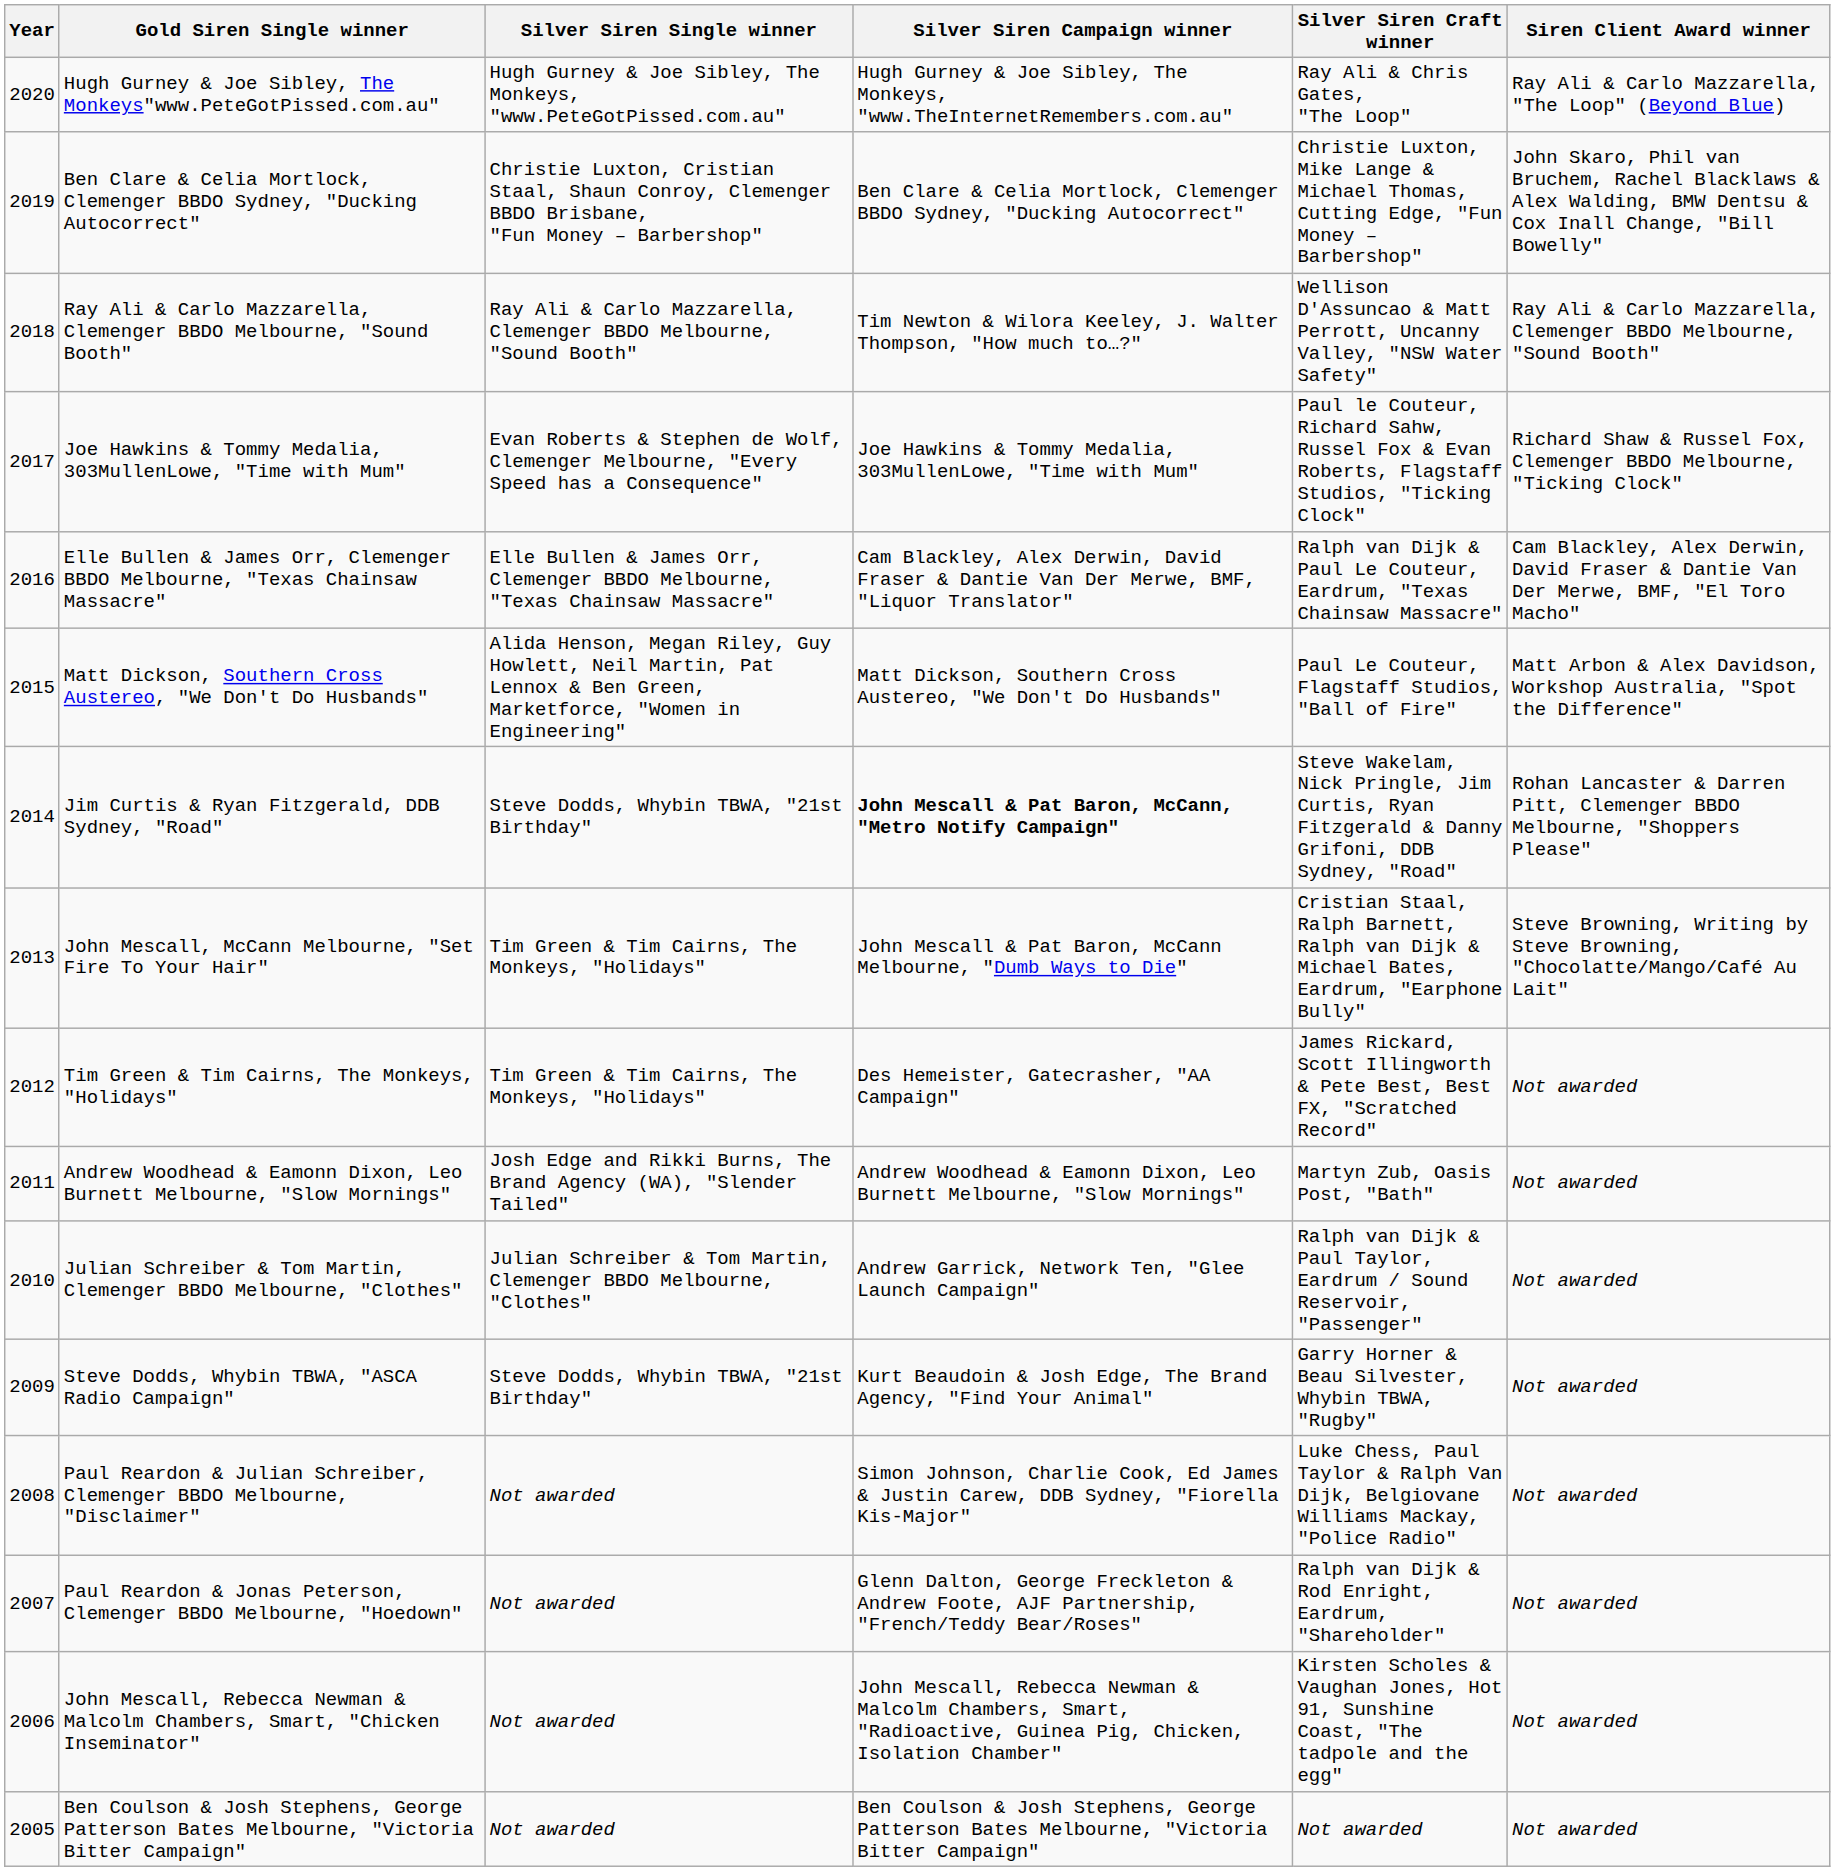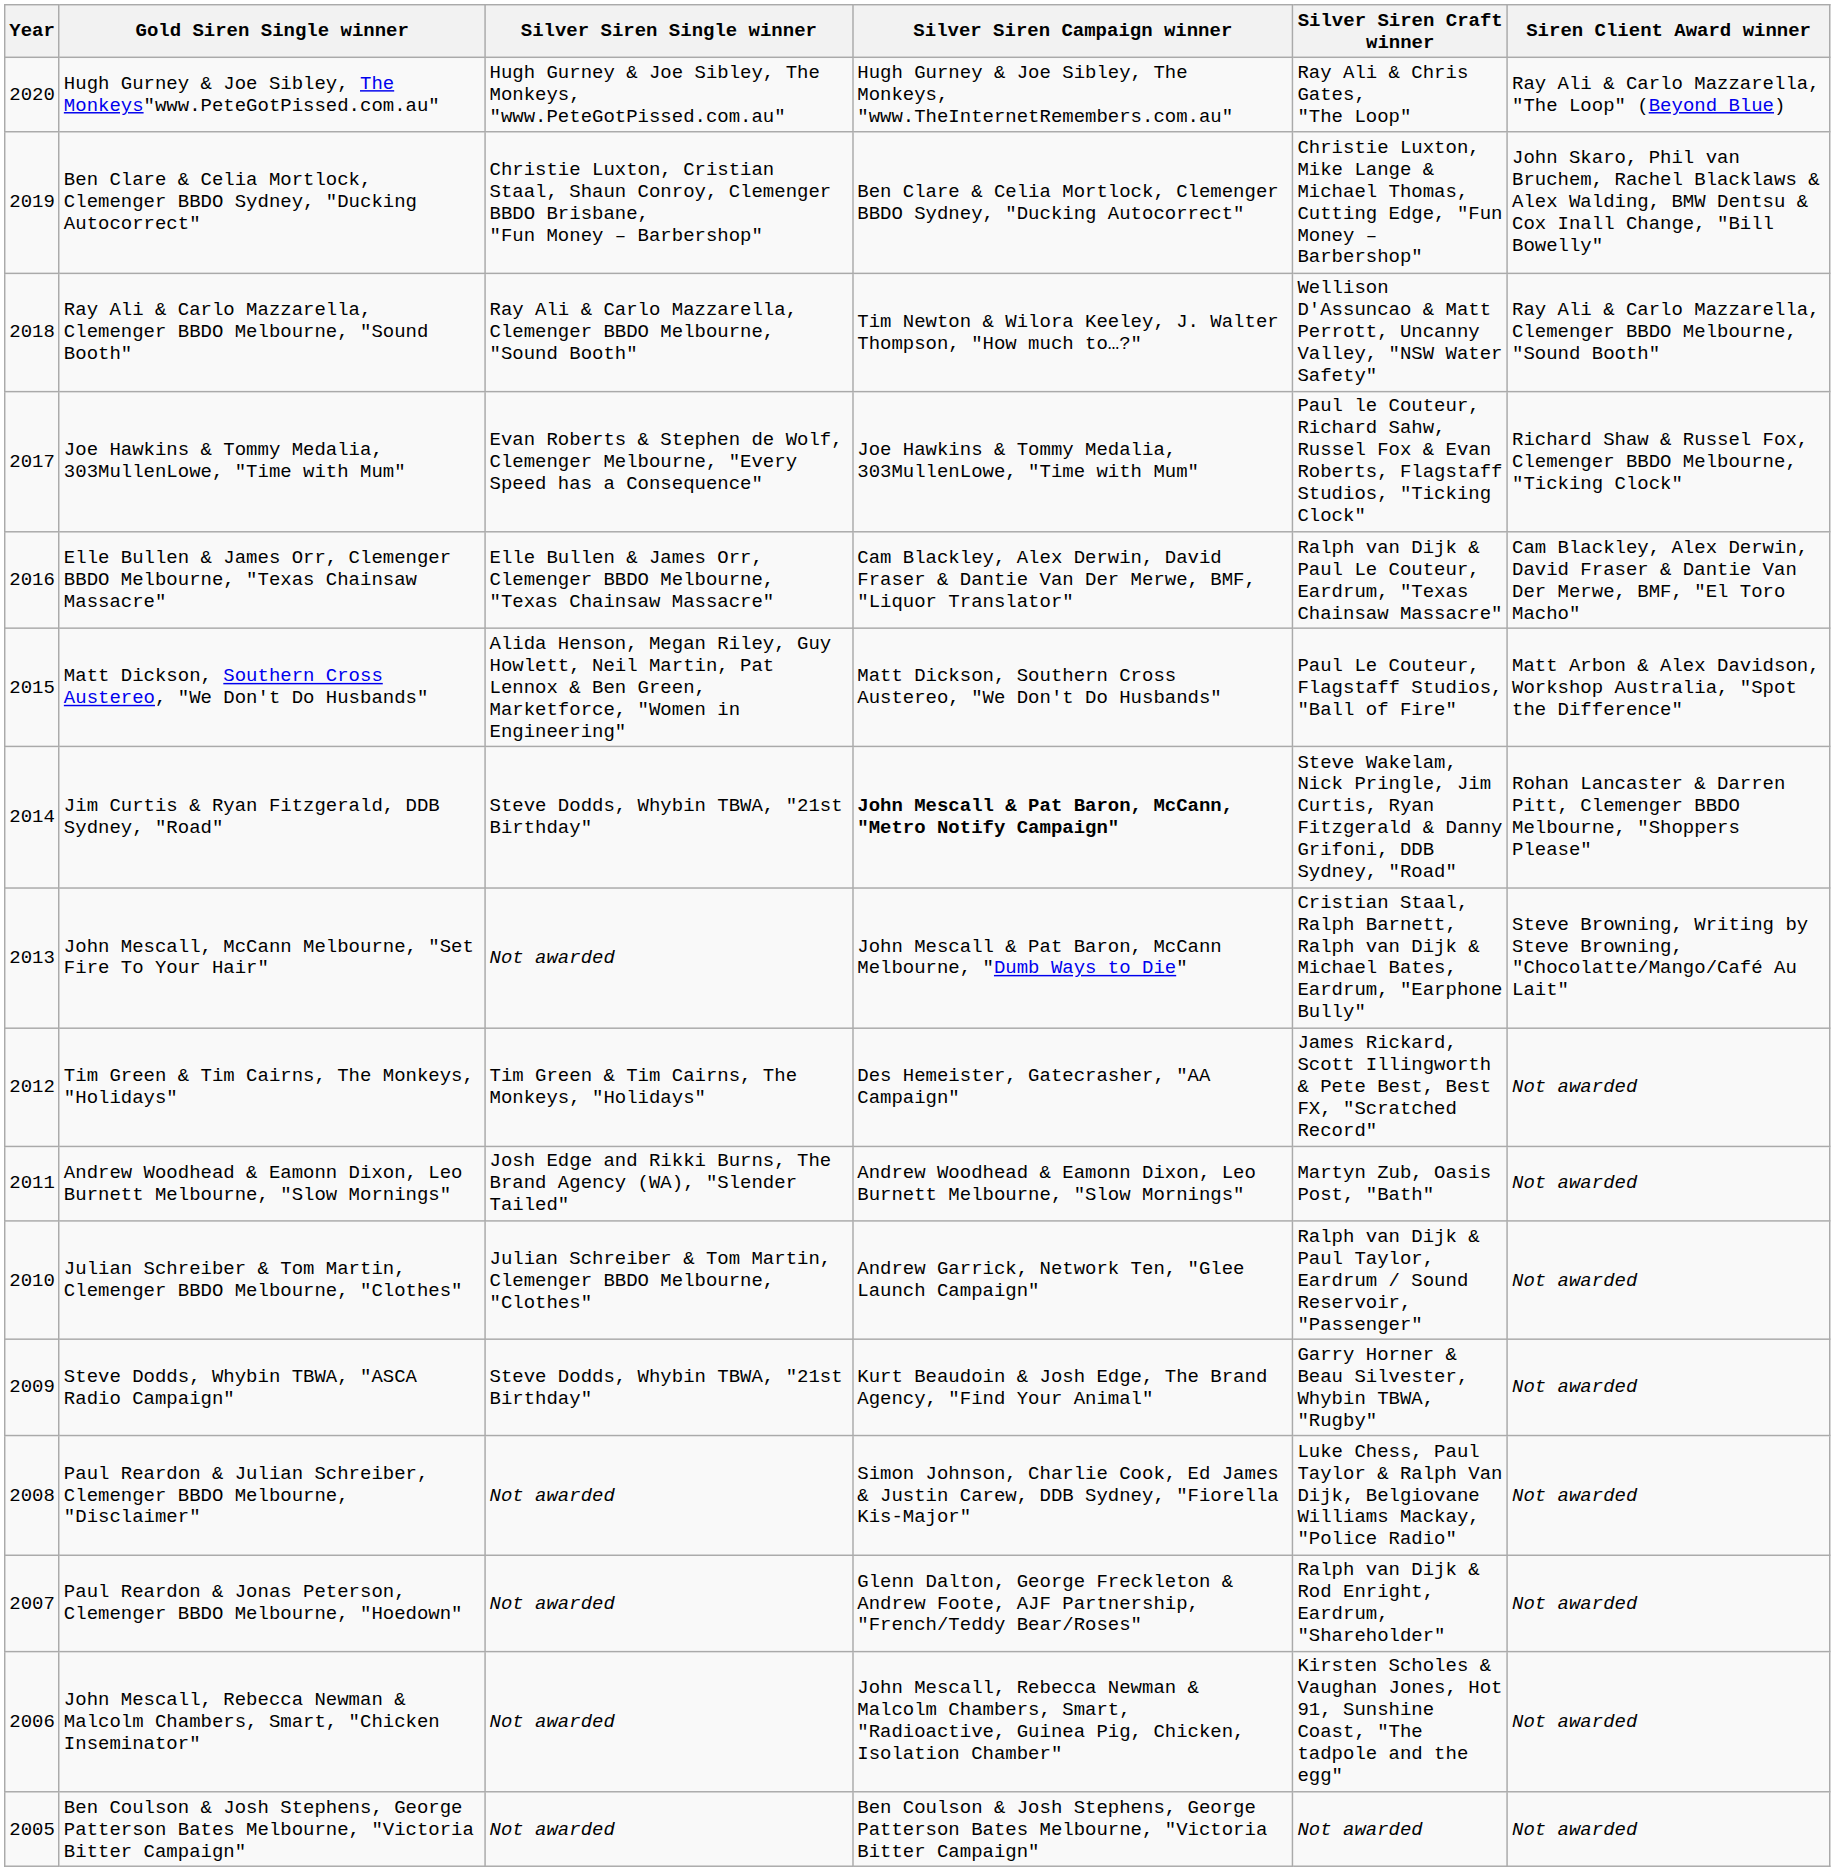(643, 958) Tim Green & Tim Cairns, The Monkeys, "Holidays" -> (552, 958) Not awarded
